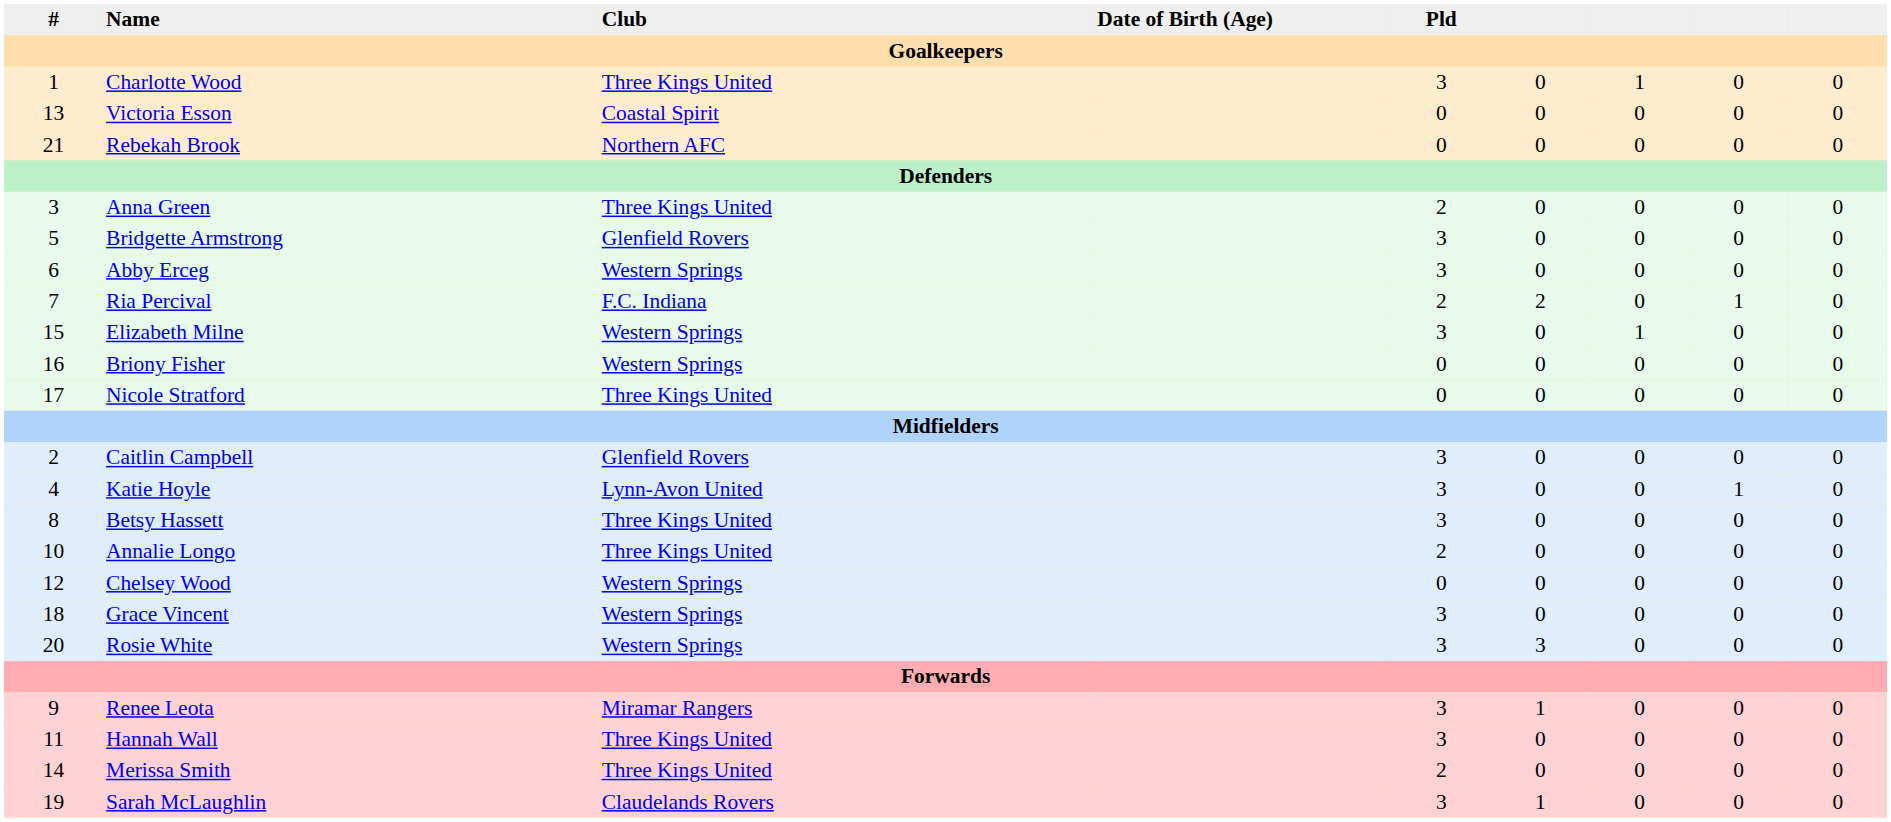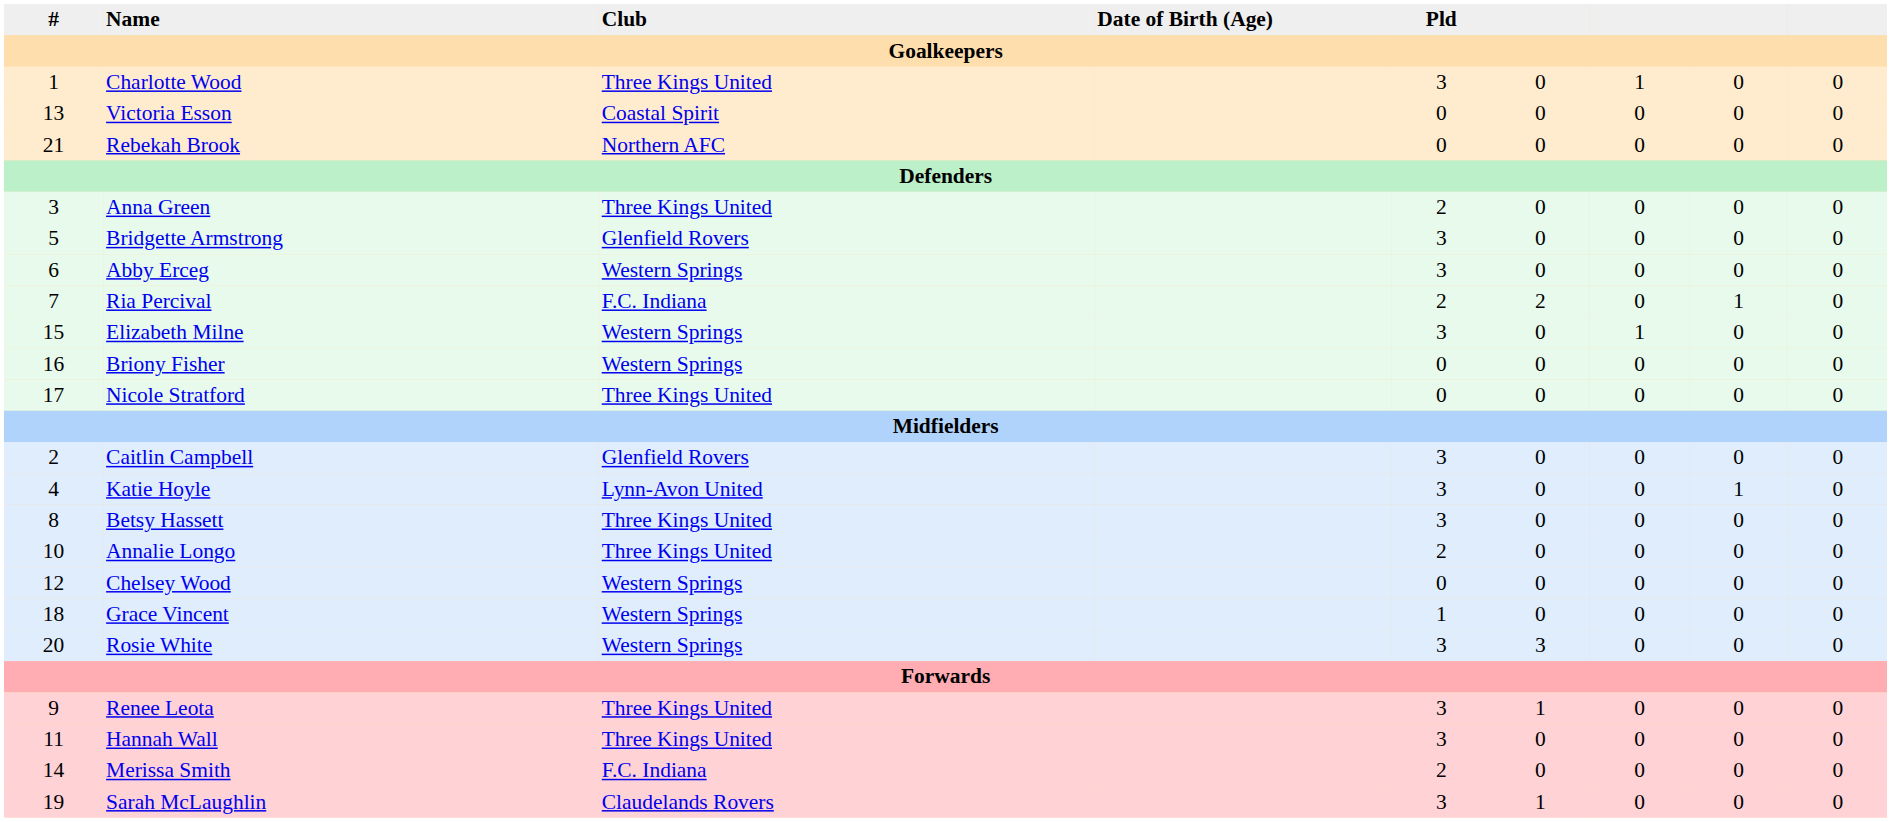(1441, 613) 3 -> (1441, 613) 1
(677, 707) Miramar Rangers -> (687, 707) Three Kings United
(687, 770) Three Kings United -> (654, 770) F.C. Indiana
